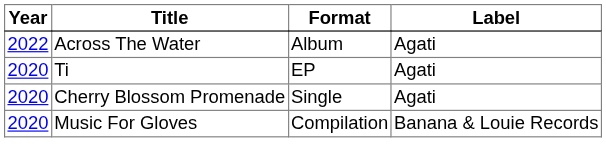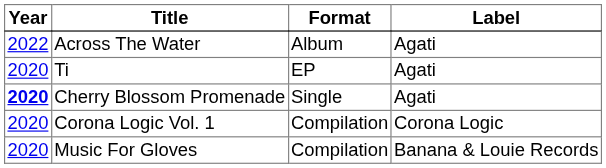(28, 97) normal -> (28, 97) bold
+ row: (134, 123)
